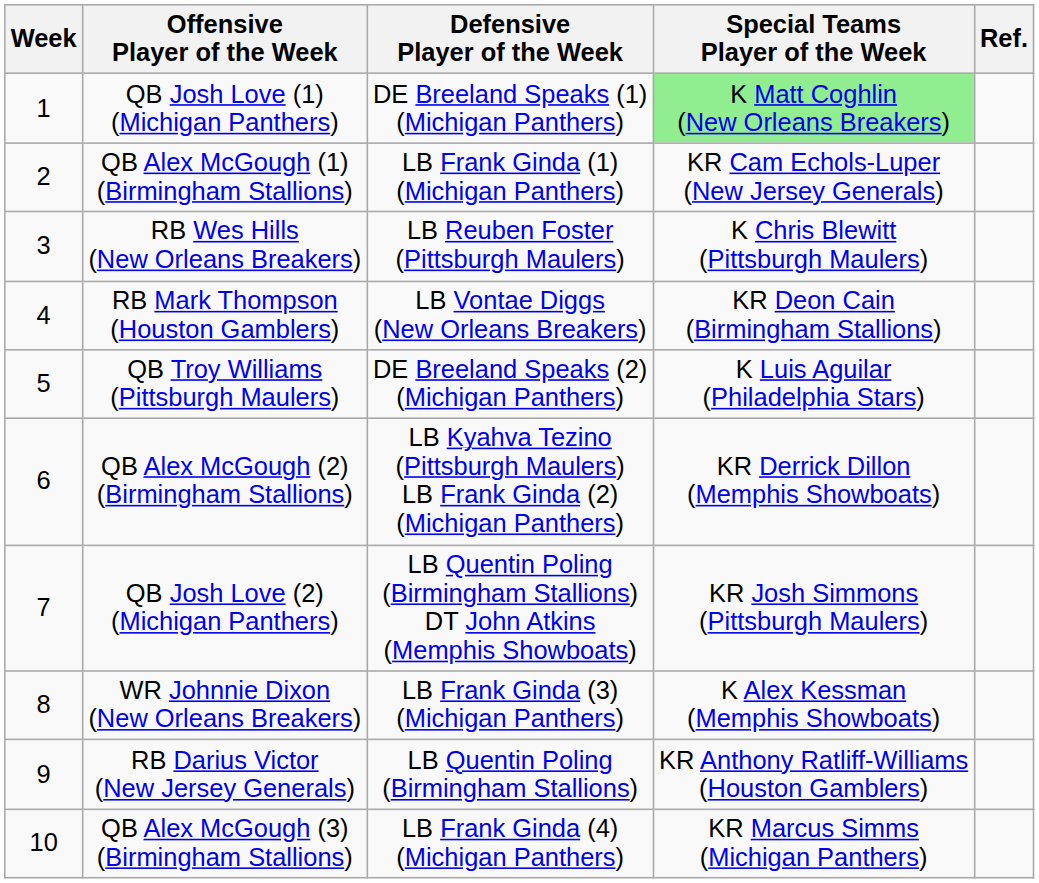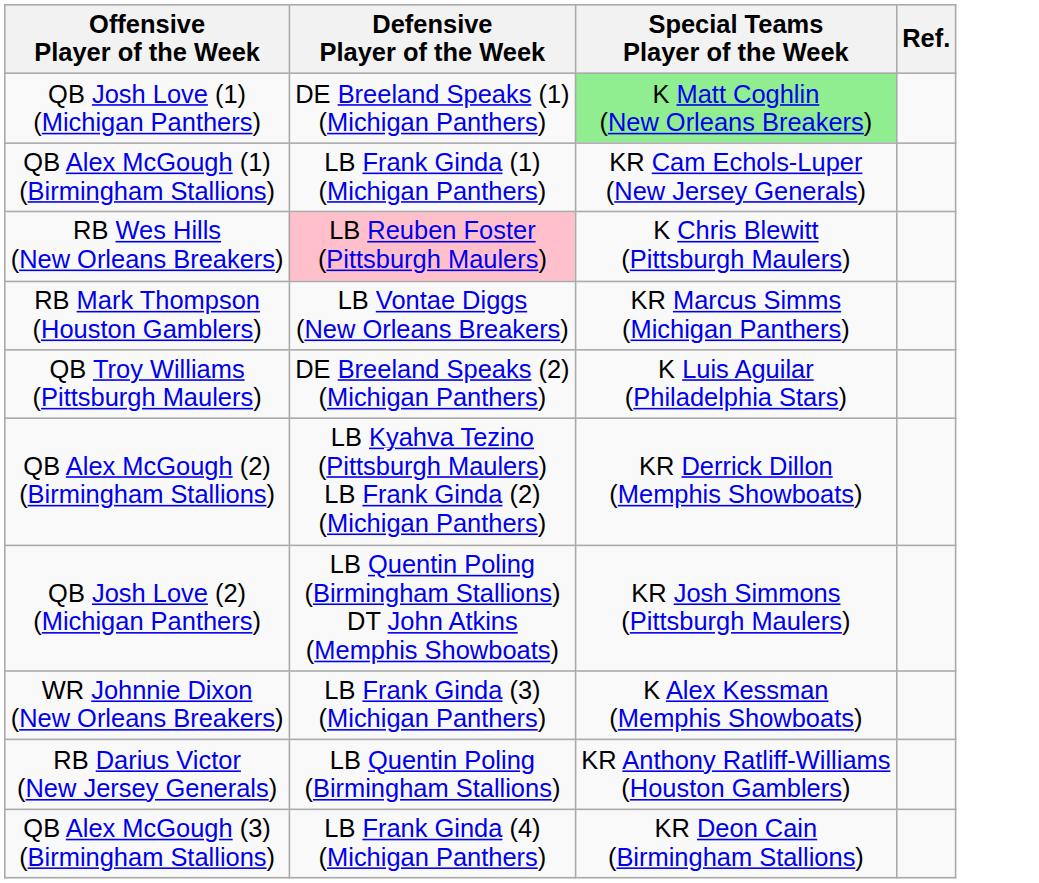- column: (44, 38)
(510, 245) no background -> (432, 245) pink background
(814, 314) KR Deon Cain (Birmingham Stallions) -> (736, 314) KR Marcus Simms (Michigan Panthers)
(814, 843) KR Marcus Simms (Michigan Panthers) -> (736, 843) KR Deon Cain (Birmingham Stallions)
